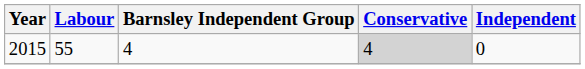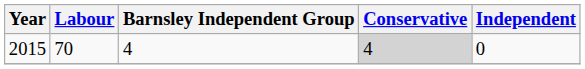(64, 48) 55 -> (64, 48) 70
